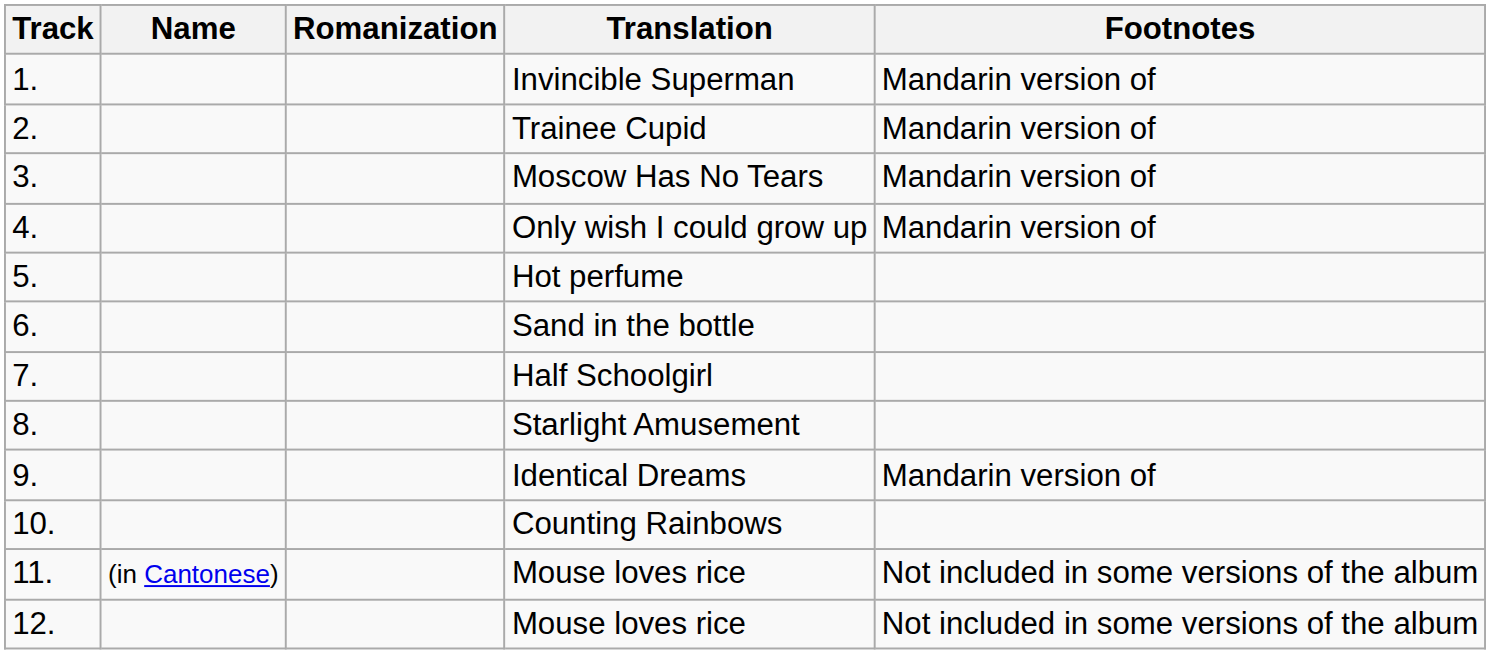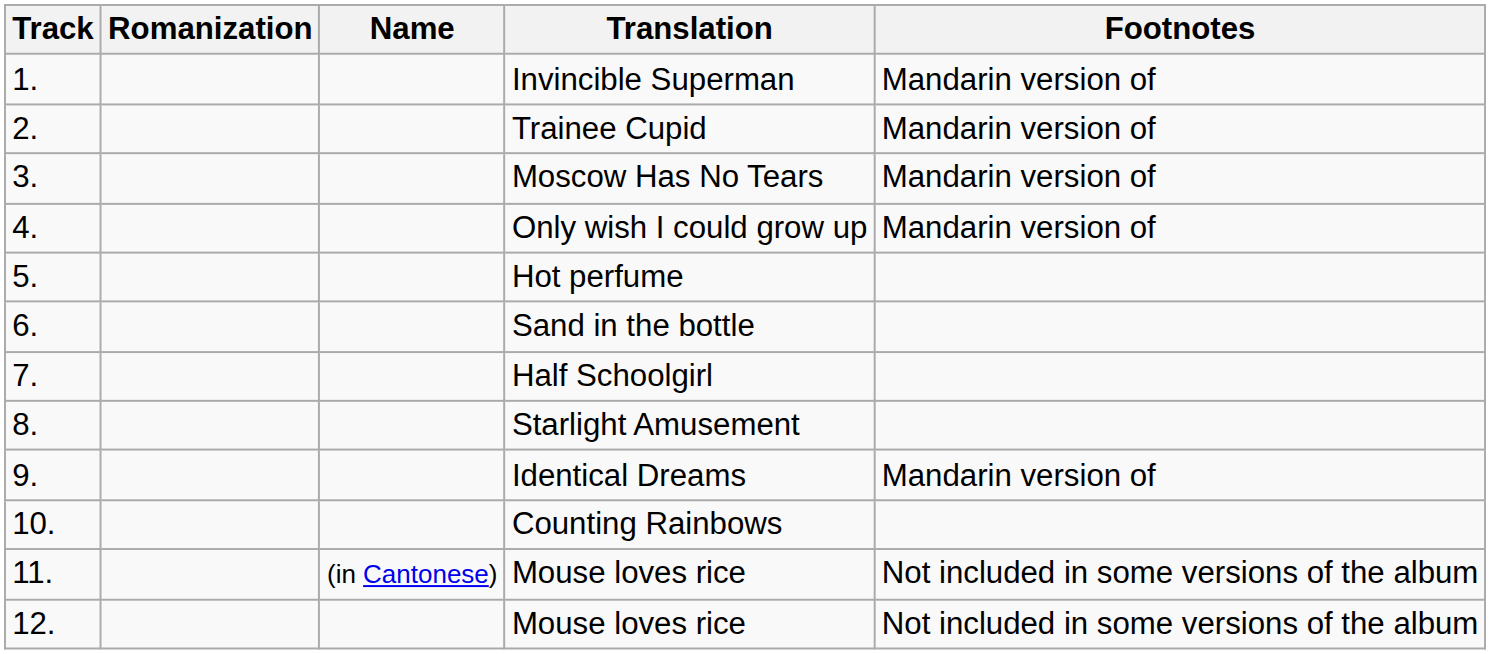columns swapped: (193, 29) <-> (395, 29)
